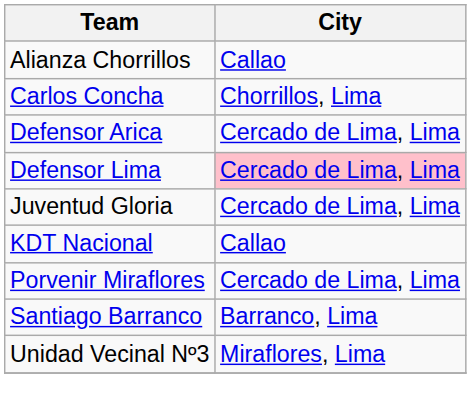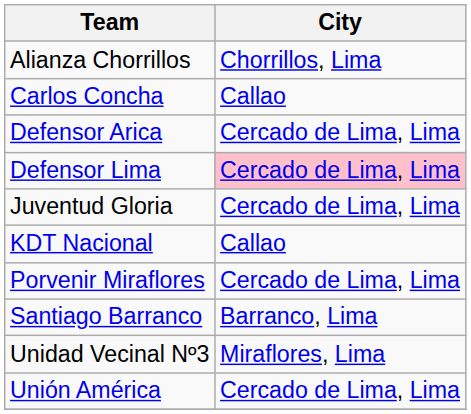(253, 59) Callao -> (301, 59) Chorrillos, Lima
(301, 96) Chorrillos, Lima -> (253, 96) Callao
+ row: (86, 390)
